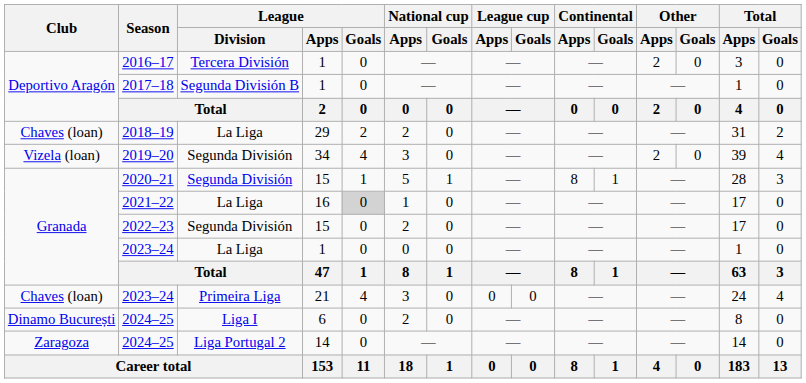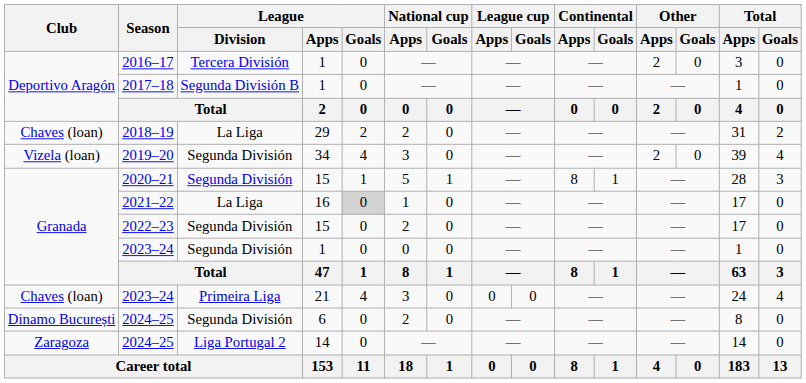(240, 249) La Liga -> (240, 249) Segunda División
(240, 319) Liga I -> (240, 319) Segunda División
